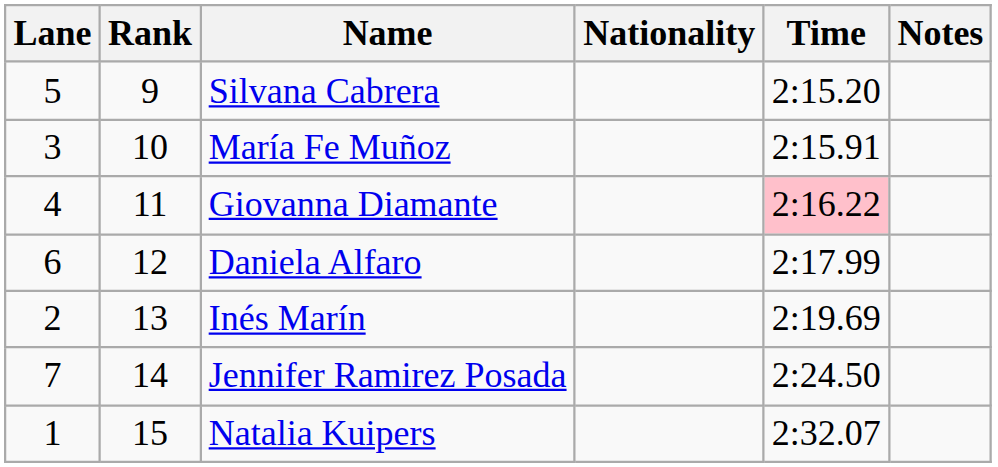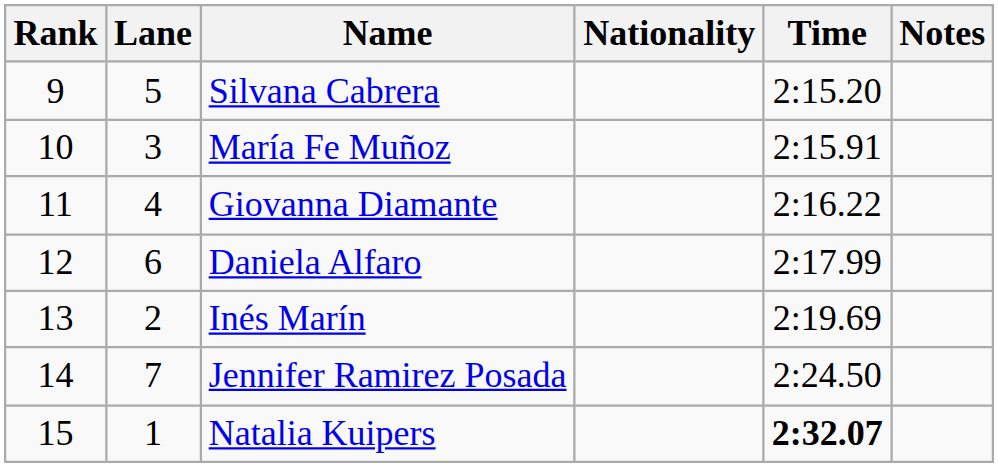columns swapped: (150, 33) <-> (52, 33)
(826, 204) pink background -> (827, 204) no background
(826, 432) normal -> (827, 432) bold
